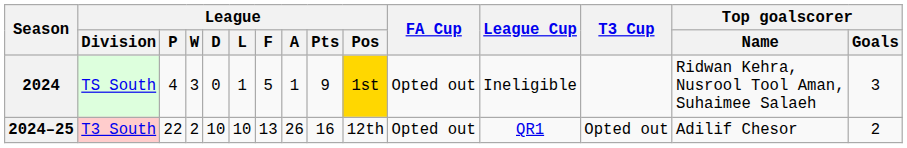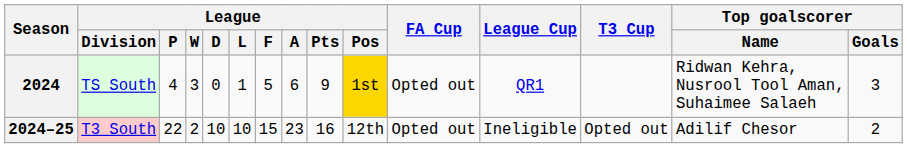(294, 86) 1 -> (294, 86) 6
(530, 86) Ineligible -> (530, 86) QR1
(268, 130) 13 -> (268, 130) 15
(294, 130) 26 -> (294, 130) 23
(530, 130) QR1 -> (530, 130) Ineligible
